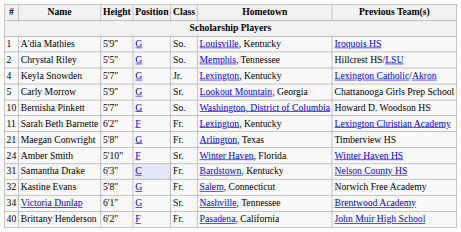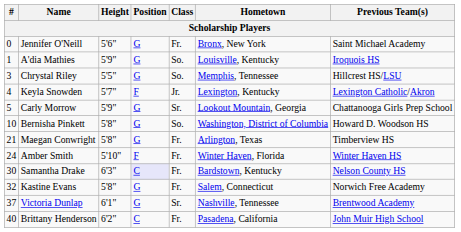+ row: (51, 44)
(9, 60) 2 -> (9, 76) 3
(139, 76) G -> (136, 92) F
(111, 108) 5'7" -> (109, 124) 5'8"
- row: (60, 124)
(178, 156) Sr. -> (176, 156) Fr.
(11, 171) 31 -> (11, 171) 30
(11, 203) 34 -> (11, 203) 37
(138, 219) F -> (137, 219) C
